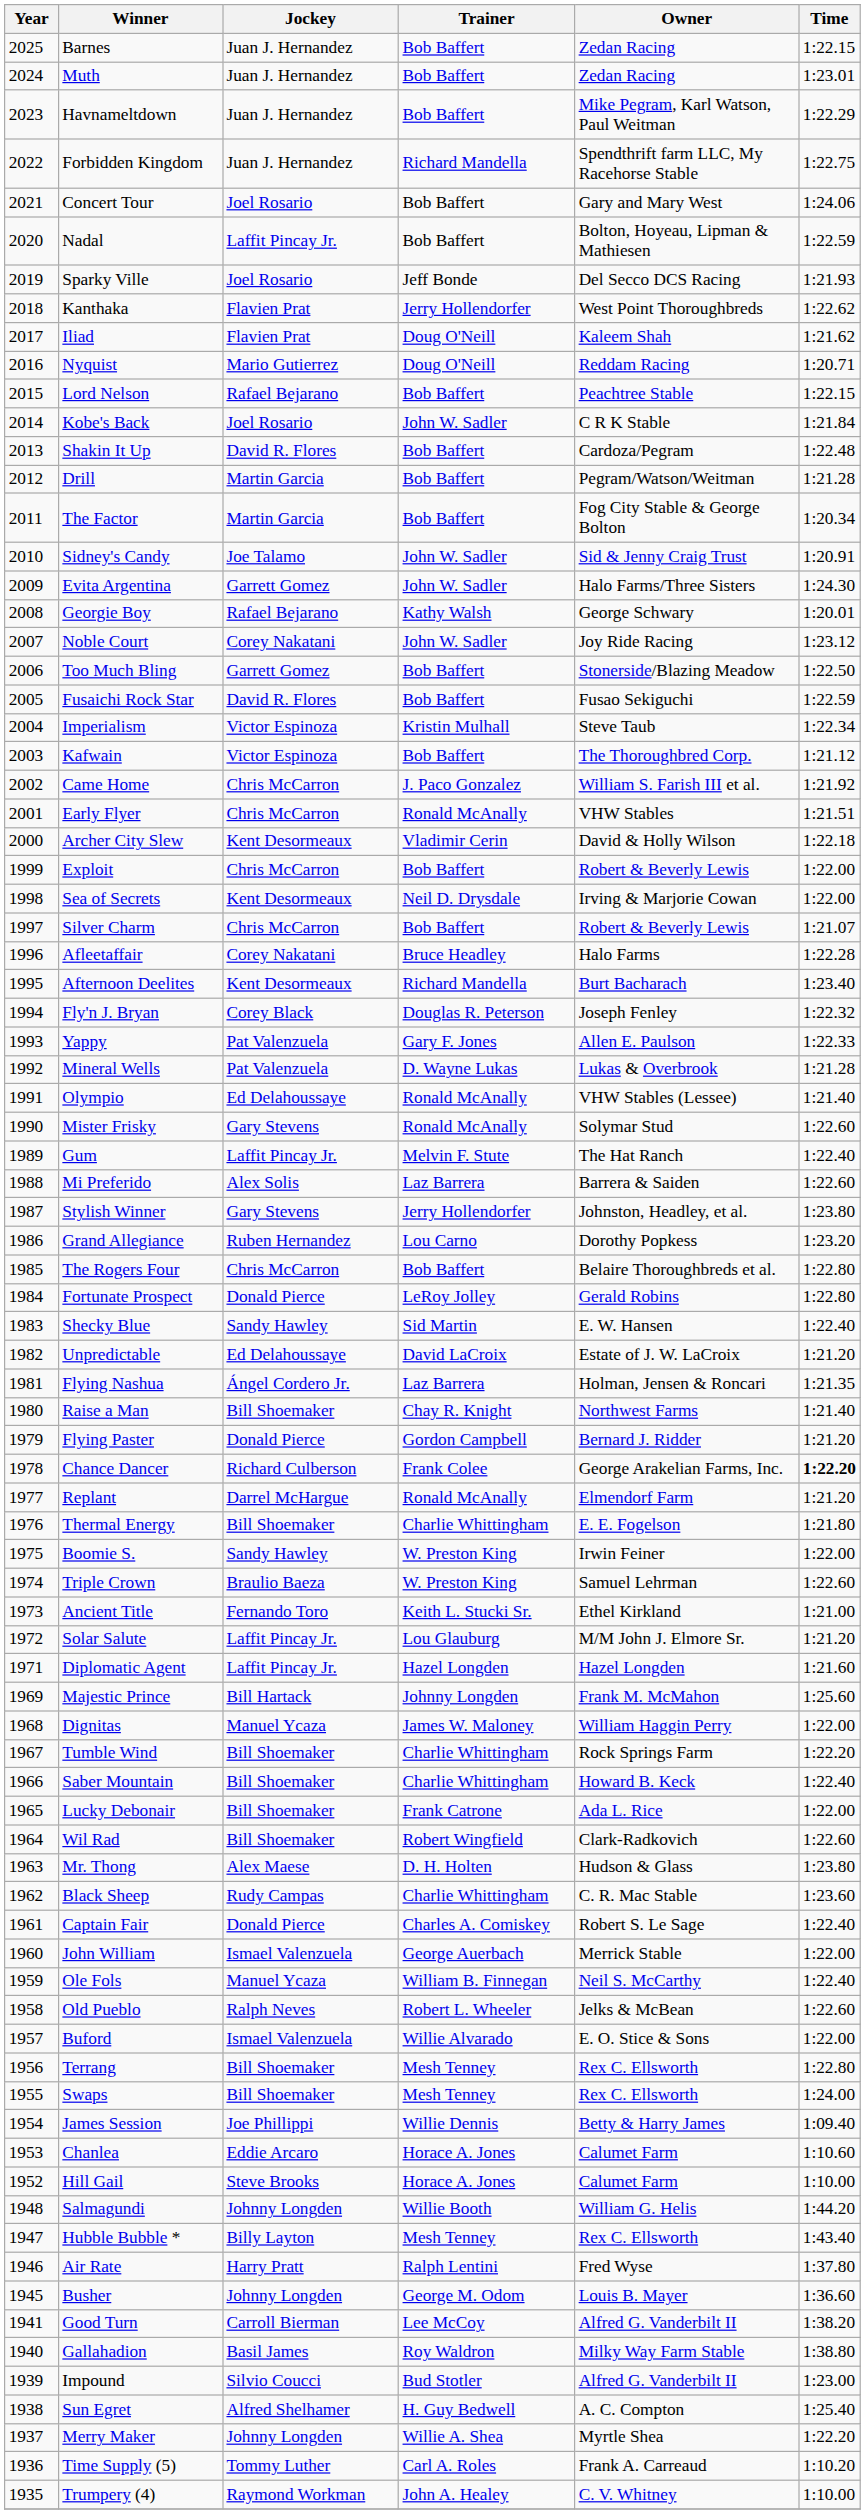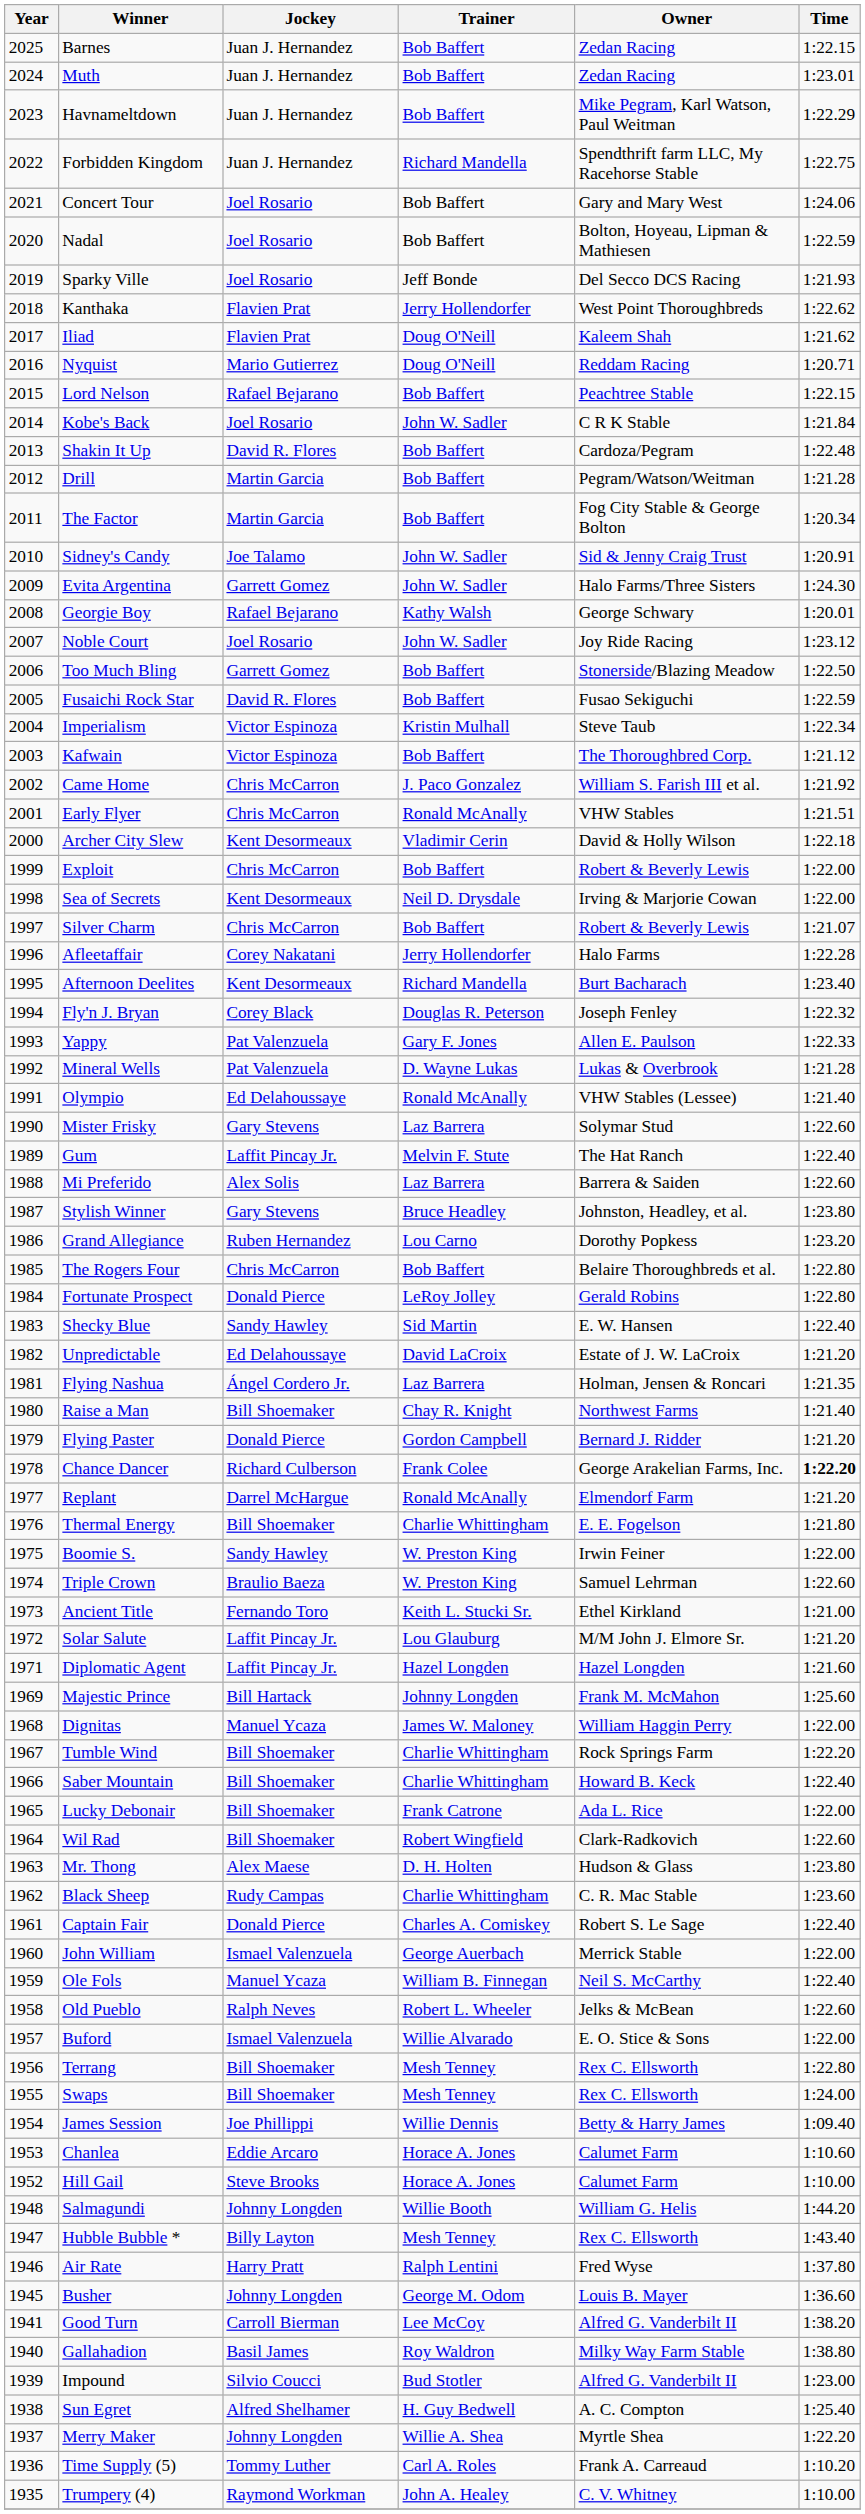(282, 241) Laffit Pincay Jr. -> (269, 241) Joel Rosario
(281, 642) Corey Nakatani -> (269, 642) Joel Rosario
(454, 955) Bruce Headley -> (467, 955) Jerry Hollendorfer
(465, 1126) Ronald McAnally -> (444, 1126) Laz Barrera
(467, 1212) Jerry Hollendorfer -> (454, 1212) Bruce Headley
